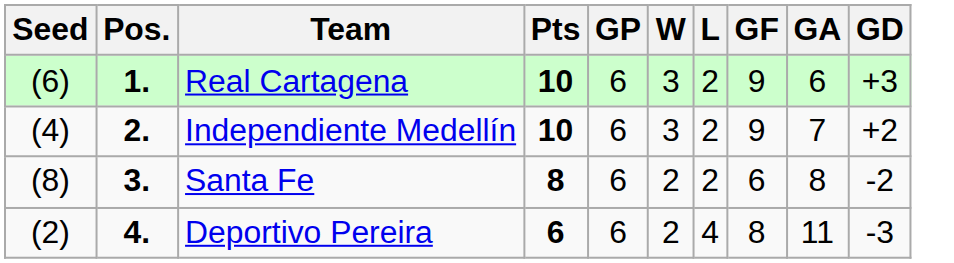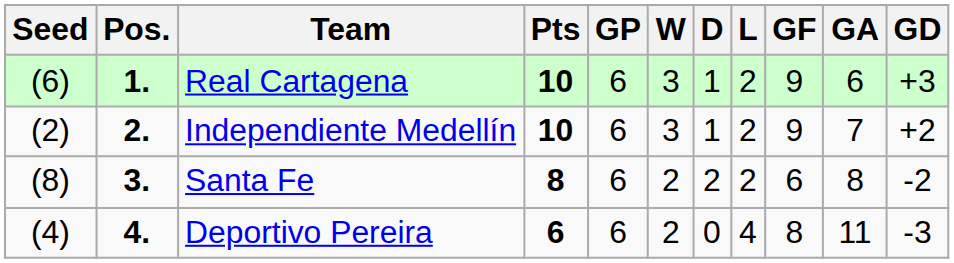+ column: (712, 29)
(50, 130) (4) -> (50, 130) (2)
(50, 231) (2) -> (50, 231) (4)
